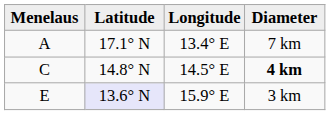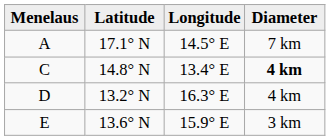(204, 43) 13.4° E -> (204, 43) 14.5° E
(204, 69) 14.5° E -> (204, 69) 13.4° E
+ row: (44, 95)
(124, 95) lavender background -> (124, 122) no background
